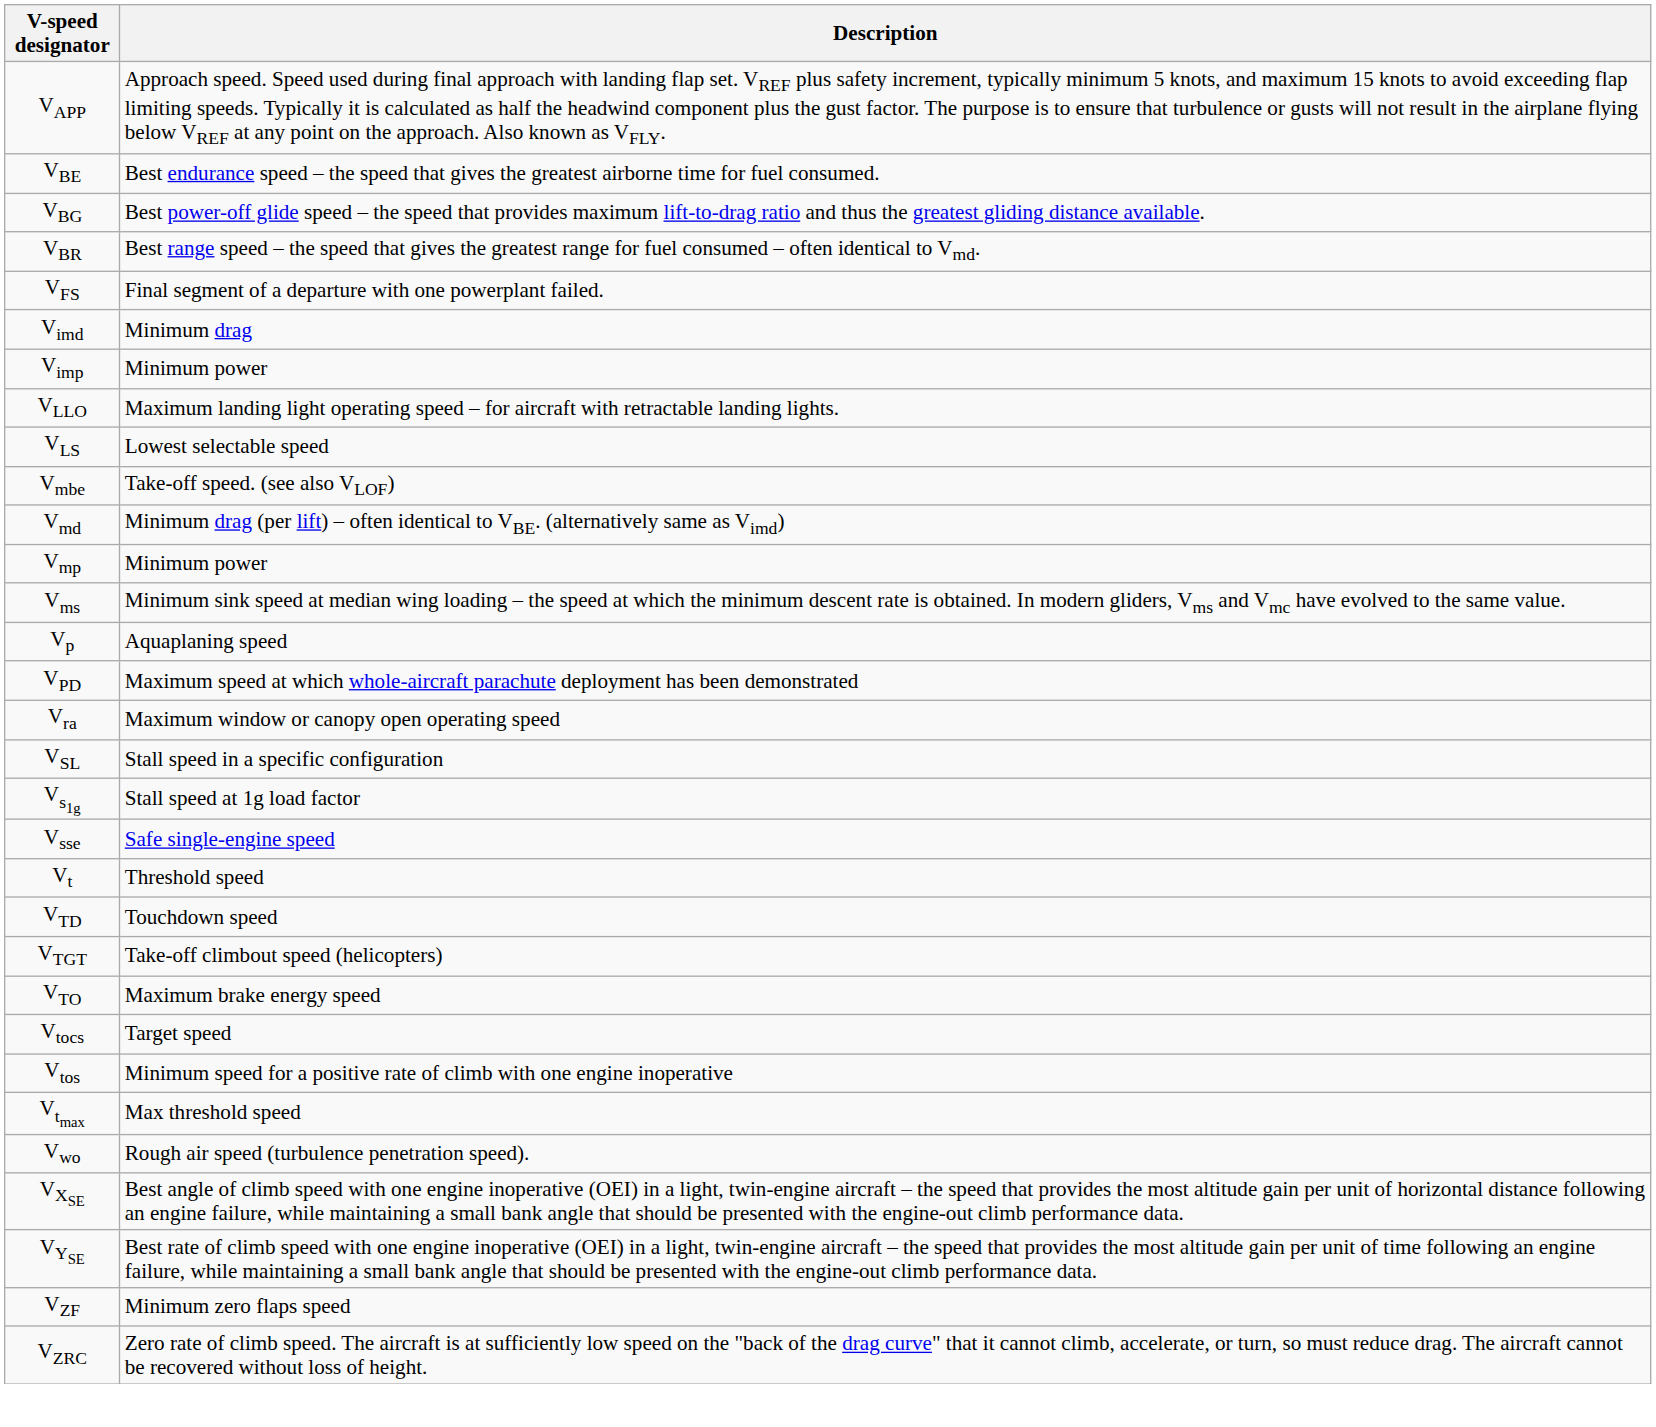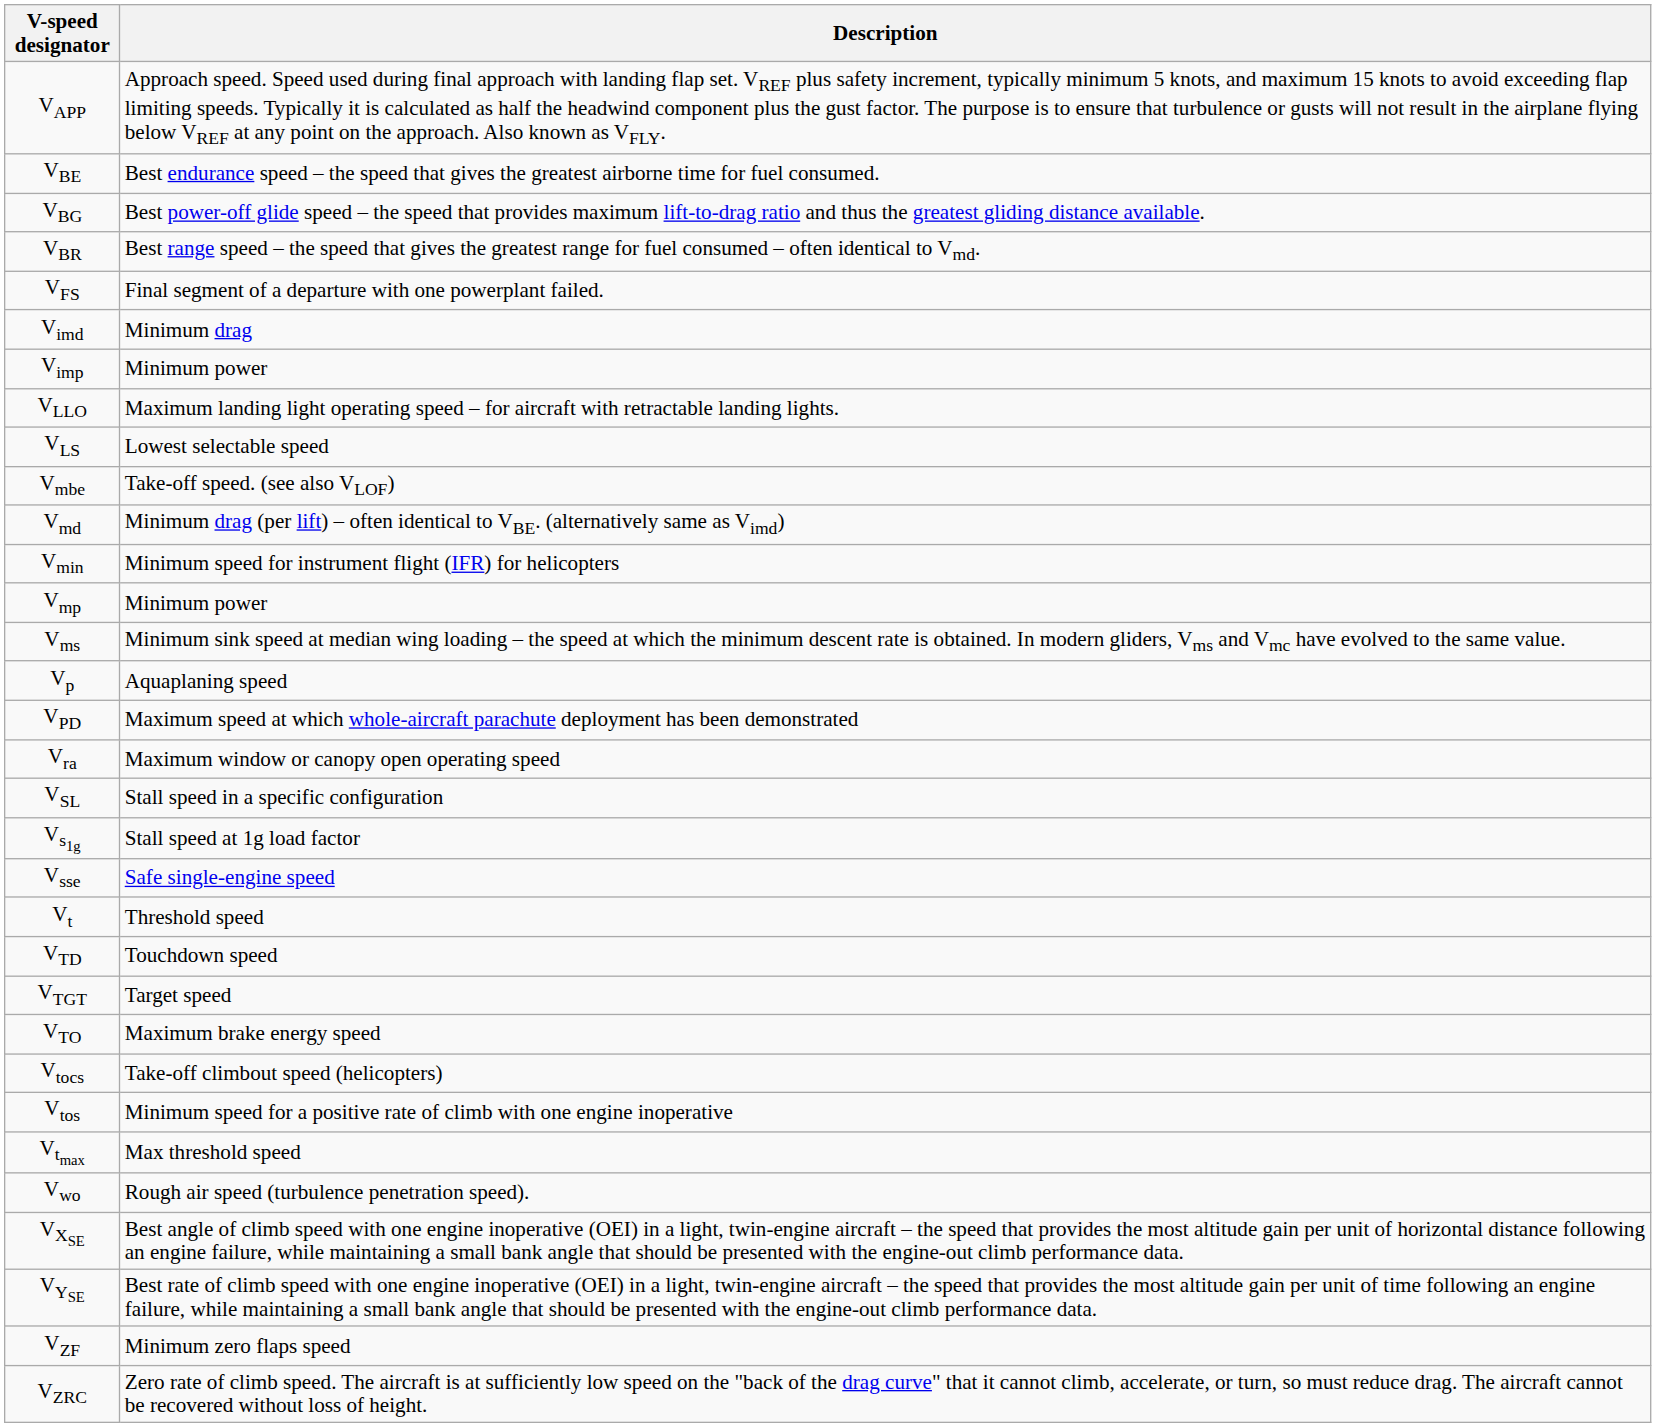+ row: (62, 563)
(284, 955) Take-off climbout speed (helicopters) -> (178, 994) Target speed
(178, 1034) Target speed -> (284, 1073) Take-off climbout speed (helicopters)
